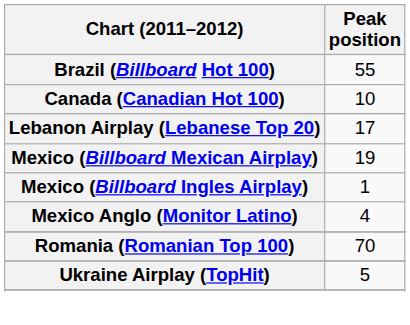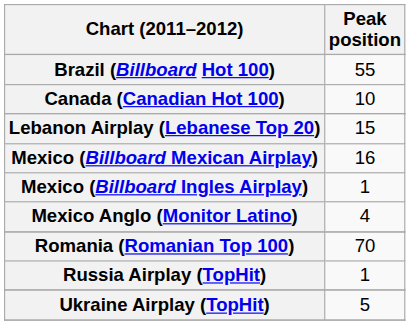(365, 128) 17 -> (365, 128) 15
(365, 157) 19 -> (365, 157) 16
+ row: (165, 275)
